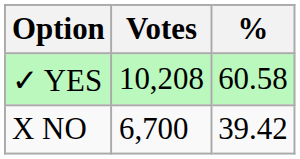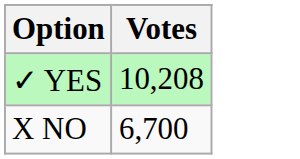- column: (253, 28)
